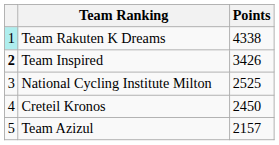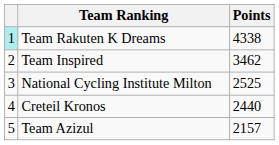(11, 60) bold -> (11, 60) normal
(247, 60) 3426 -> (247, 60) 3462
(247, 106) 2450 -> (247, 106) 2440
